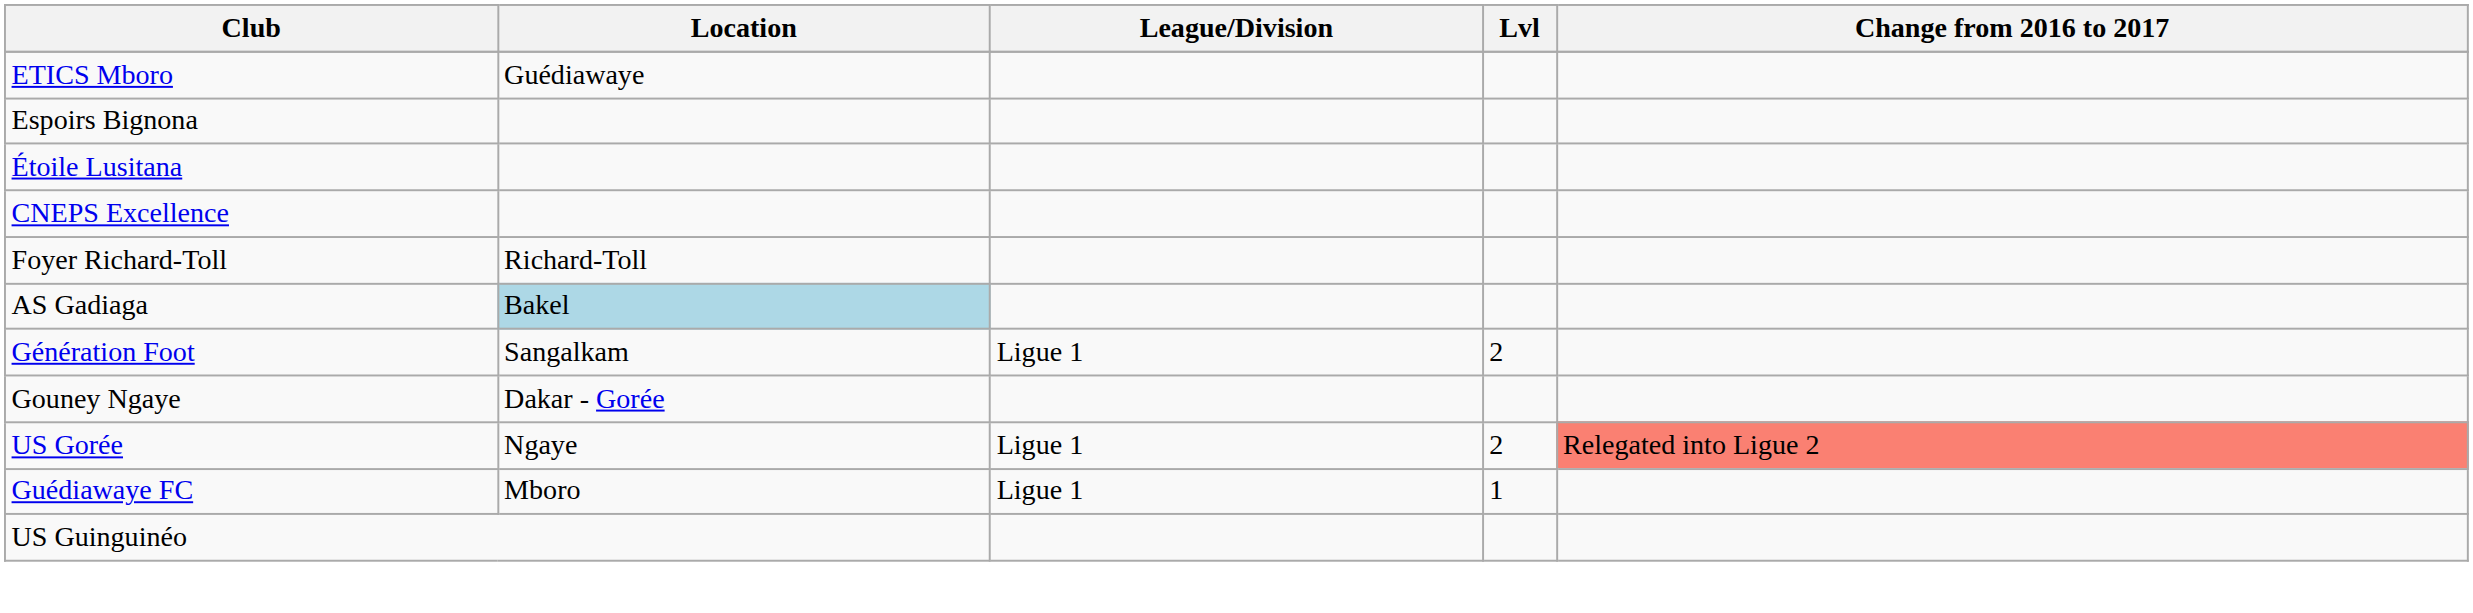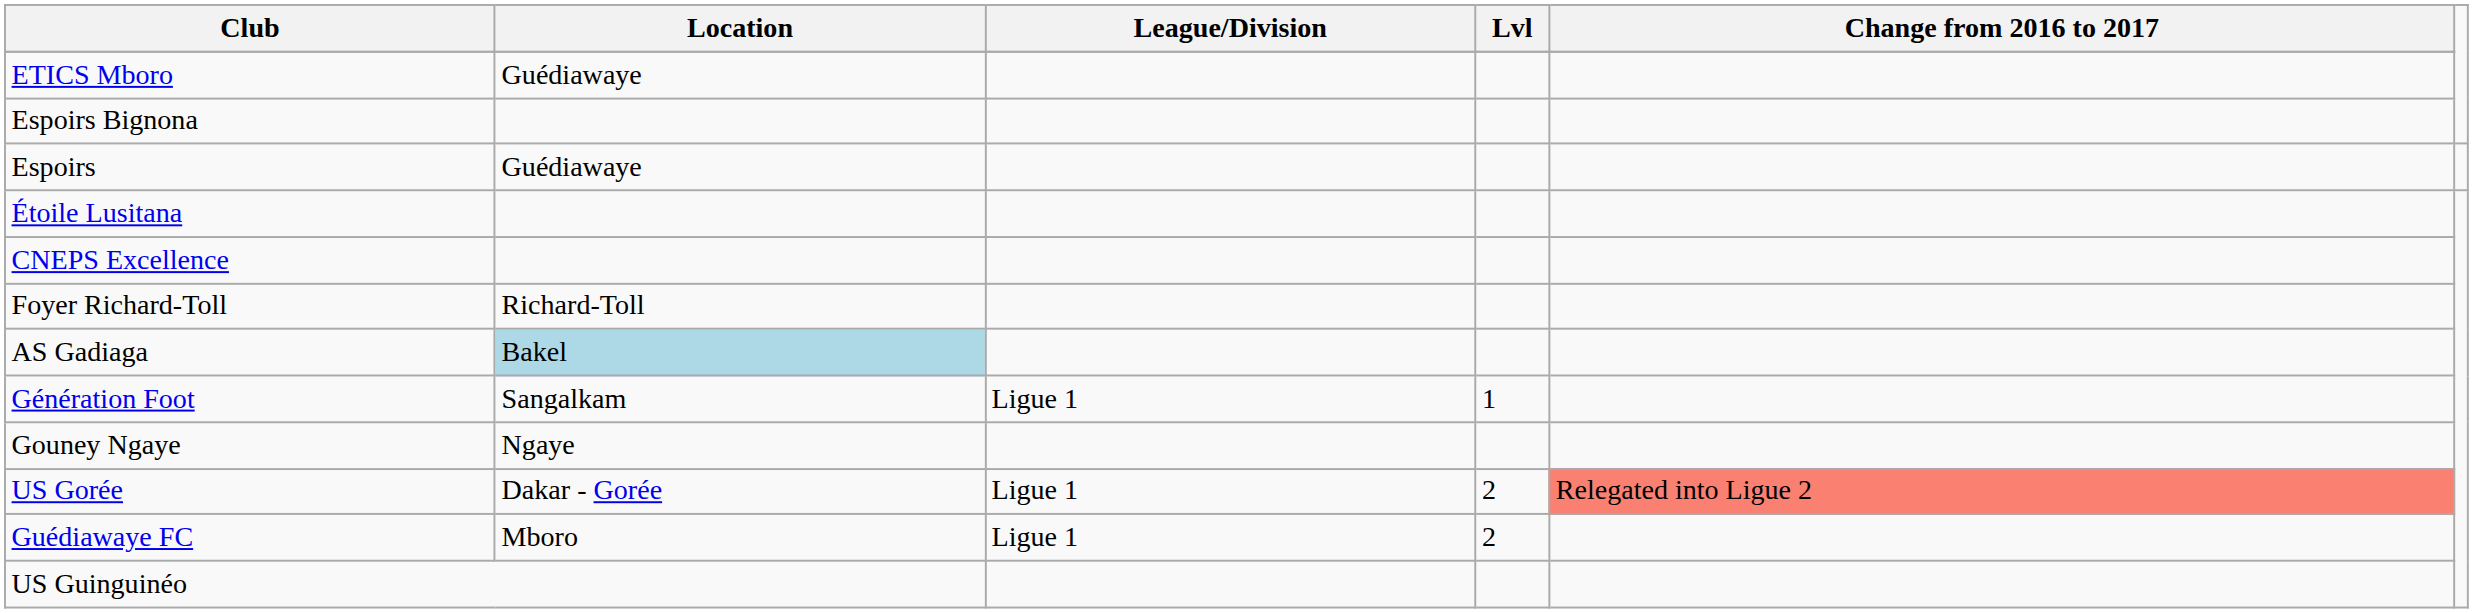+ row: (54, 166)
(1496, 352) 2 -> (1489, 398) 1
(584, 398) Dakar - Gorée -> (538, 444) Ngaye
(541, 444) Ngaye -> (582, 491) Dakar - Gorée
(1496, 491) 1 -> (1489, 537) 2
